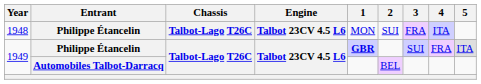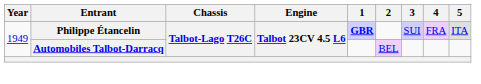- row: (18, 30)
